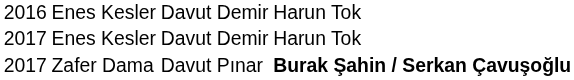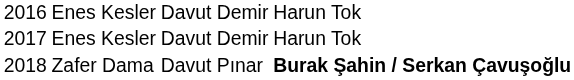(25, 65) 2017 -> (25, 65) 2018
